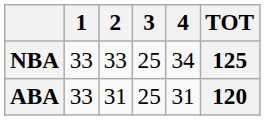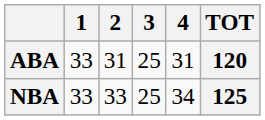rows swapped: (35, 59) <-> (35, 96)
